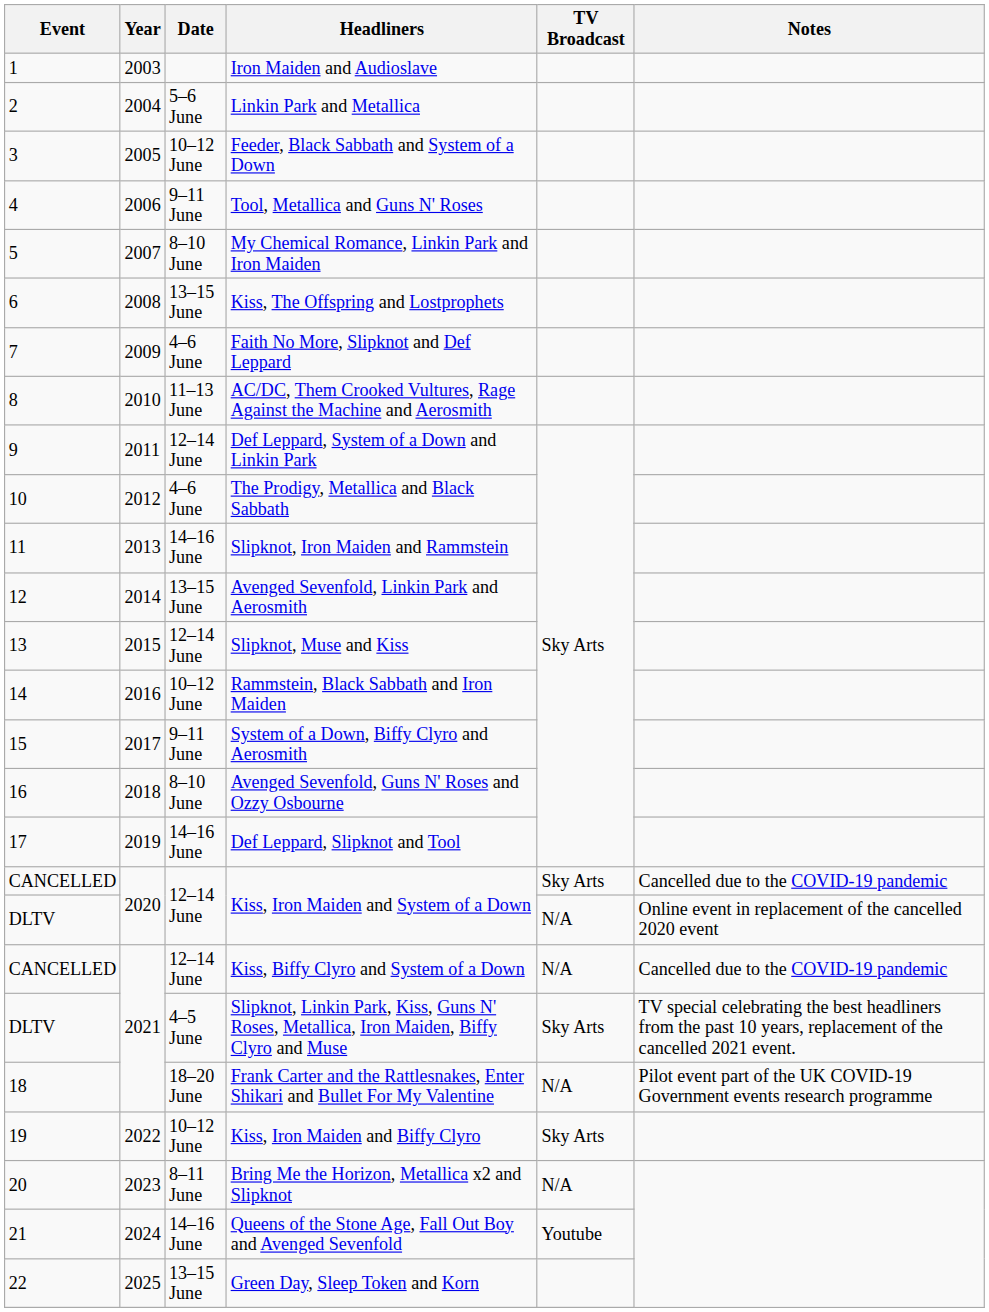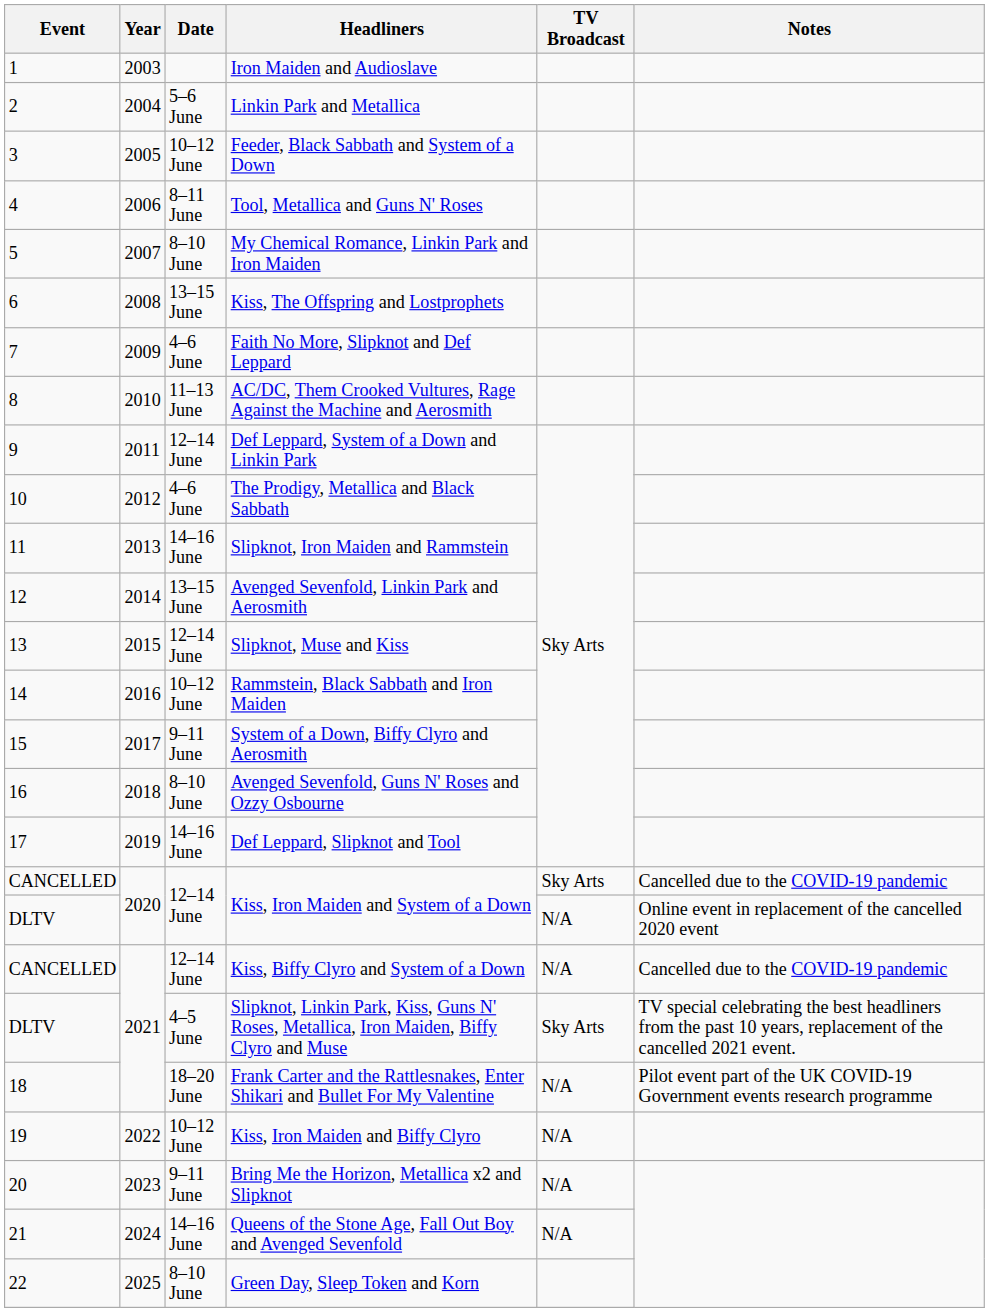(187, 204) 9–11 June -> (187, 204) 8–11 June
(573, 1135) Sky Arts -> (557, 1135) N/A
(187, 1184) 8–11 June -> (187, 1184) 9–11 June
(572, 1234) Youtube -> (557, 1234) N/A
(192, 1283) 13–15 June -> (187, 1283) 8–10 June
